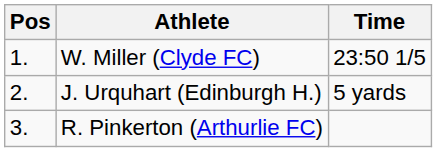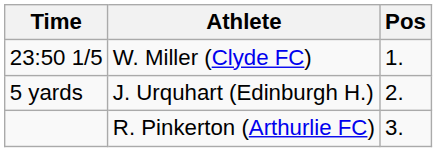columns swapped: (30, 22) <-> (379, 22)
